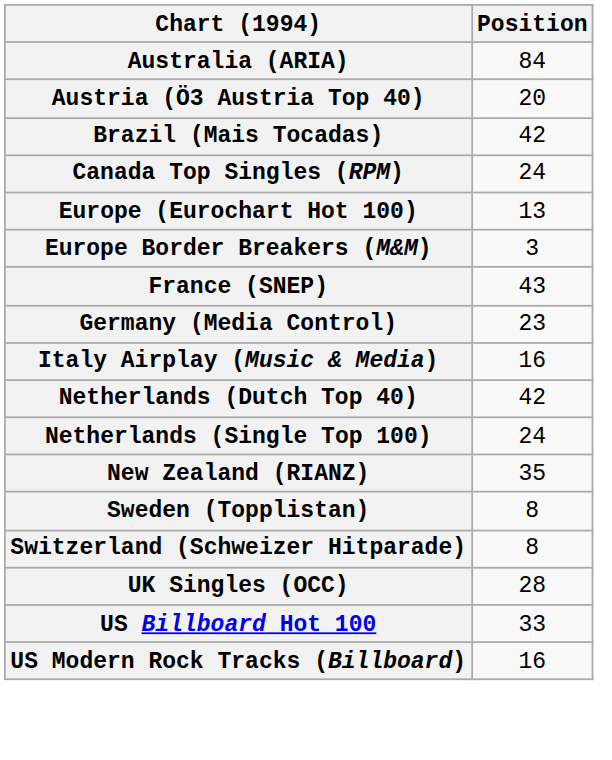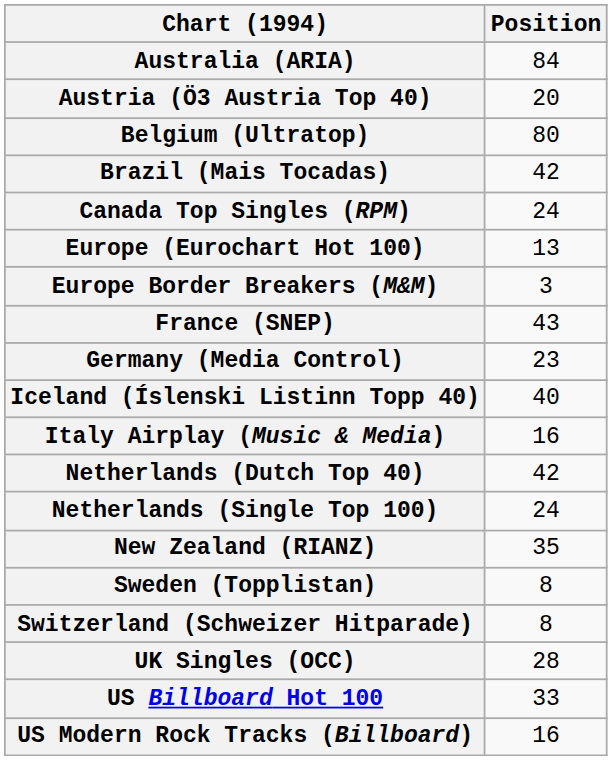+ row: (245, 136)
+ row: (245, 399)
